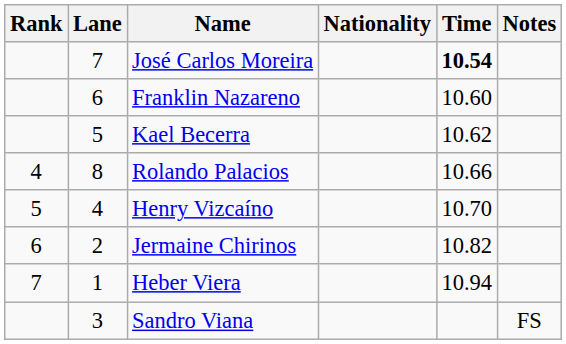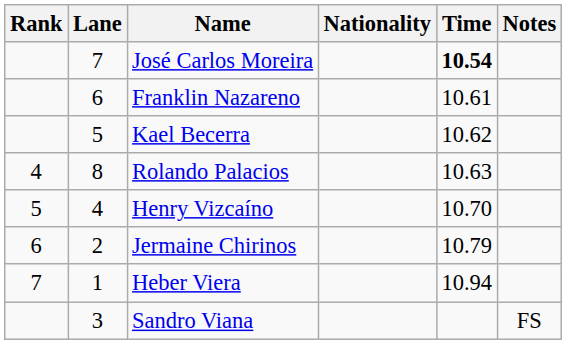(467, 97) 10.60 -> (467, 97) 10.61
(467, 171) 10.66 -> (467, 171) 10.63
(467, 245) 10.82 -> (467, 245) 10.79
